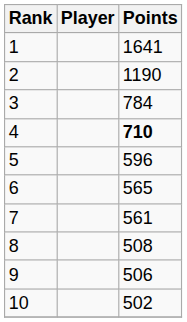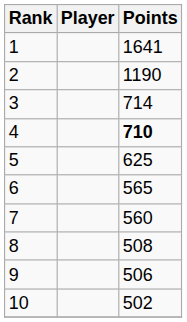(138, 103) 784 -> (138, 103) 714
(138, 160) 596 -> (138, 160) 625
(138, 217) 561 -> (138, 217) 560
